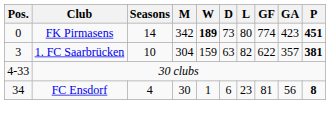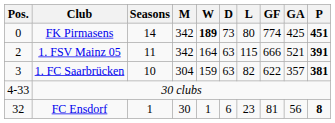(290, 33) 423 -> (296, 33) 425
+ row: (79, 52)
(18, 90) 34 -> (18, 109) 32
(150, 90) 4 -> (150, 109) 1
